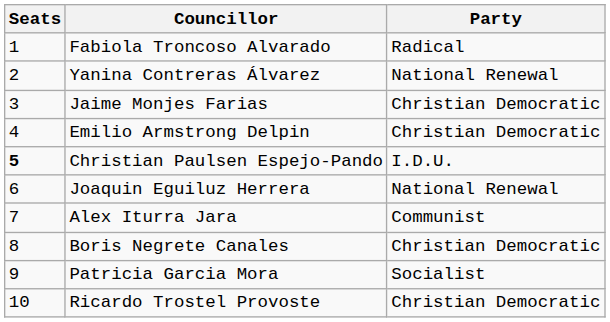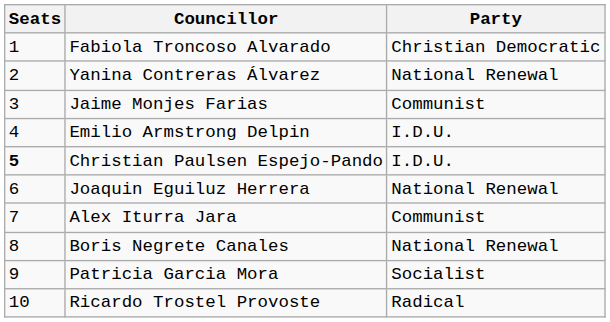(428, 47) Radical -> (496, 47) Christian Democratic
(496, 104) Christian Democratic -> (438, 104) Communist
(496, 132) Christian Democratic -> (423, 132) I.D.U.
(496, 246) Christian Democratic -> (475, 246) National Renewal
(496, 303) Christian Democratic -> (428, 303) Radical
